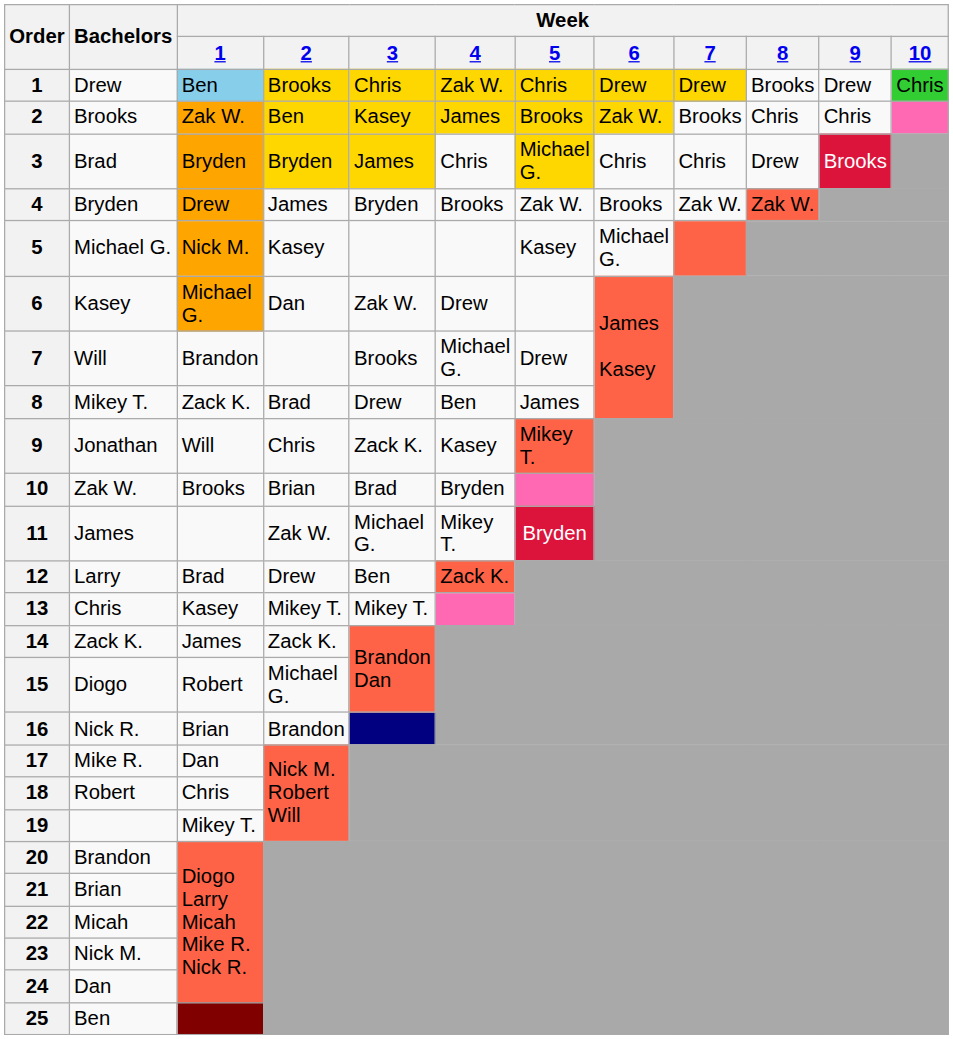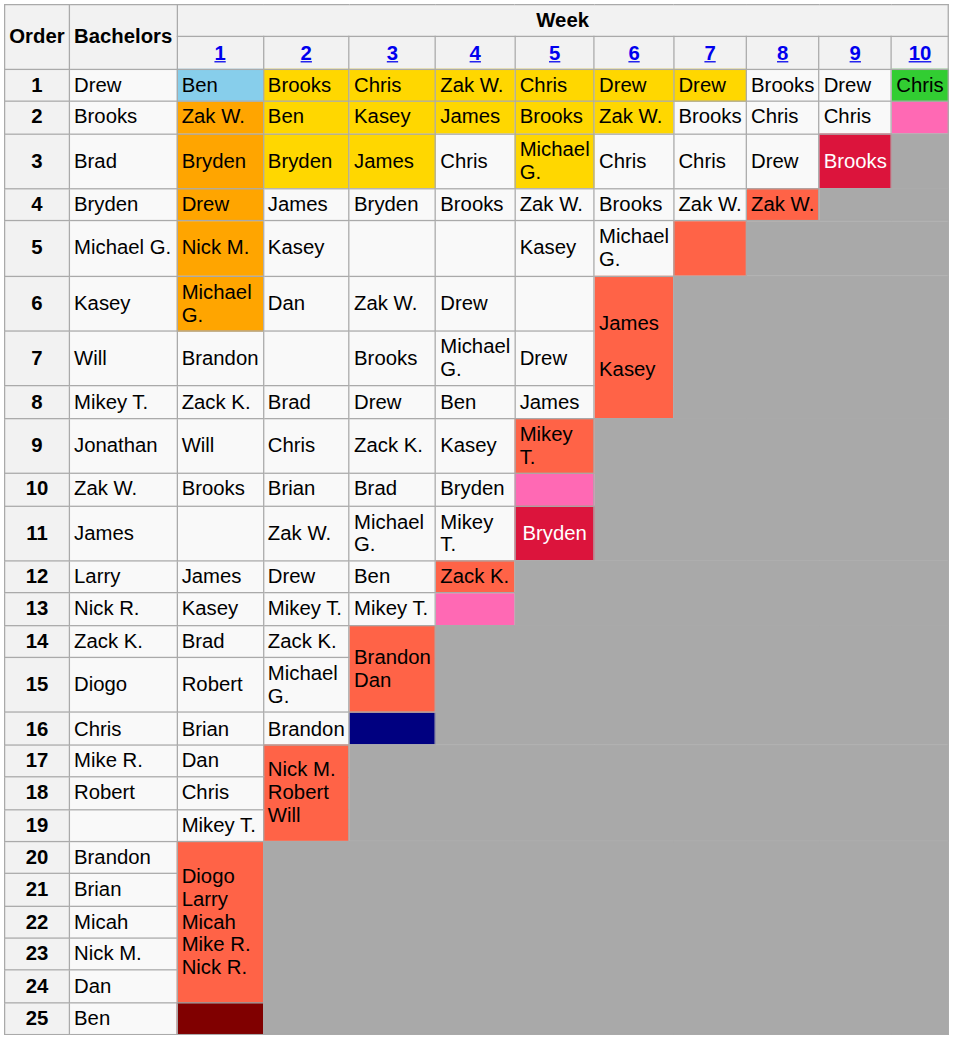(203, 576) Brad -> (212, 576) James
(98, 608) Chris -> (107, 608) Nick R.
(212, 641) James -> (203, 641) Brad
(107, 728) Nick R. -> (98, 728) Chris
